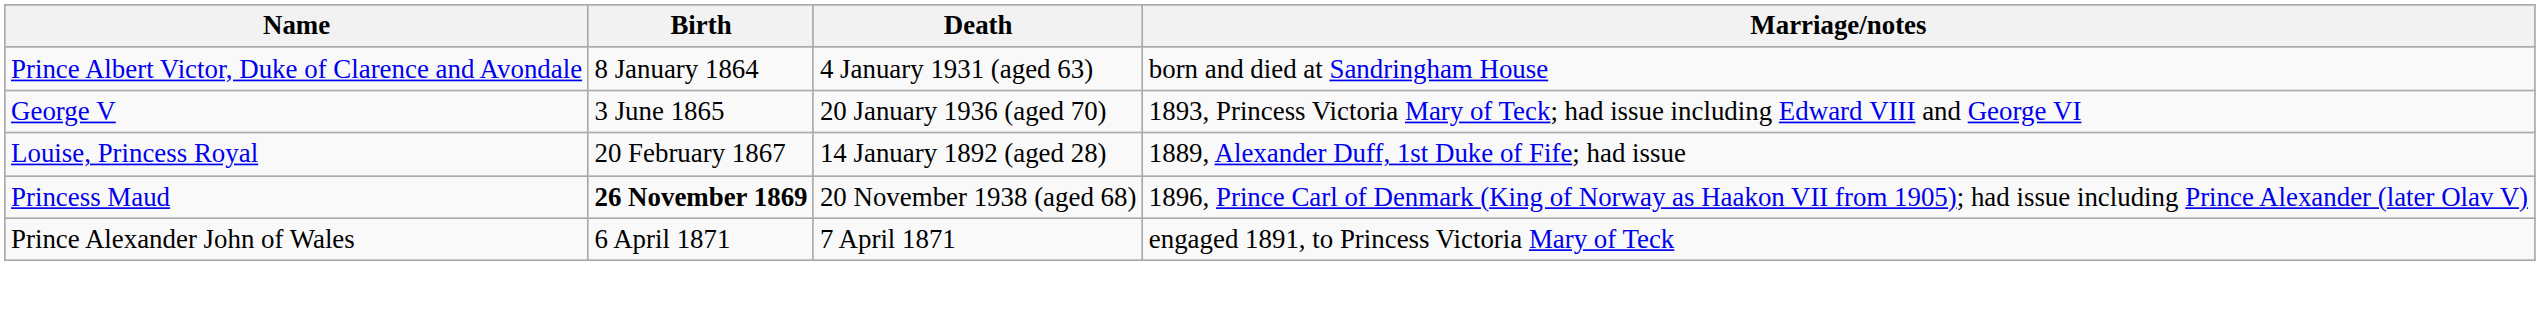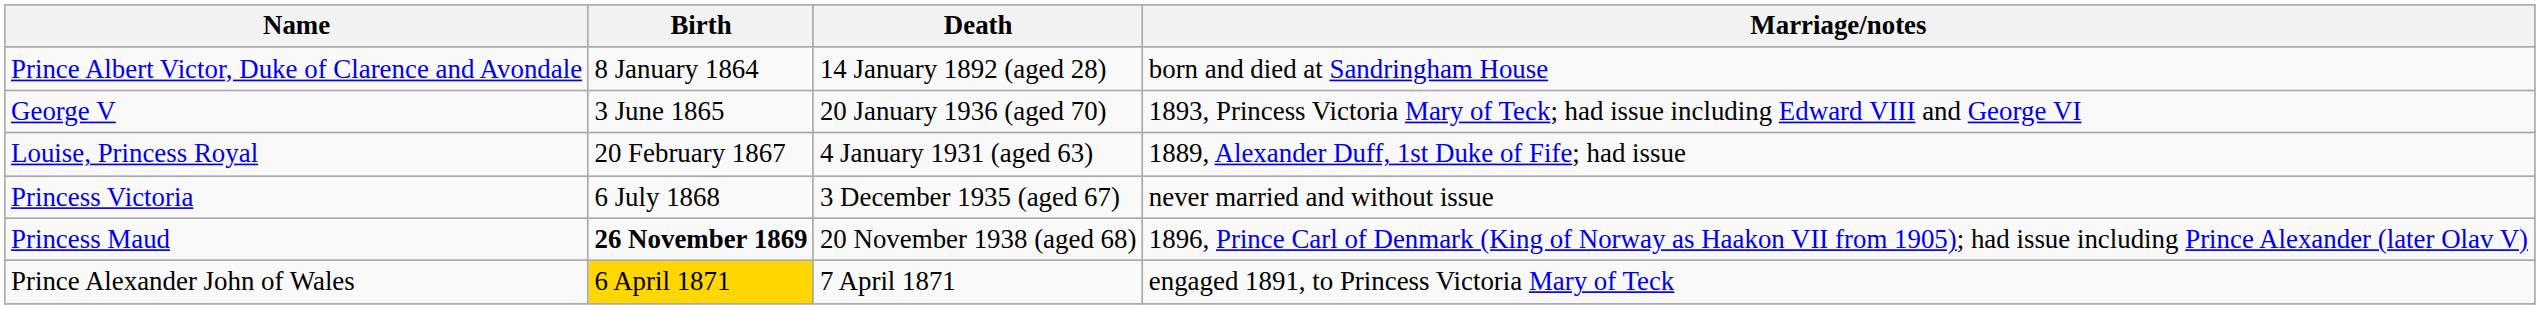(957, 68) 4 January 1931 (aged 63) -> (963, 68) 14 January 1892 (aged 28)
(963, 153) 14 January 1892 (aged 28) -> (957, 153) 4 January 1931 (aged 63)
+ row: (102, 196)
(662, 238) no background -> (662, 281) gold background
